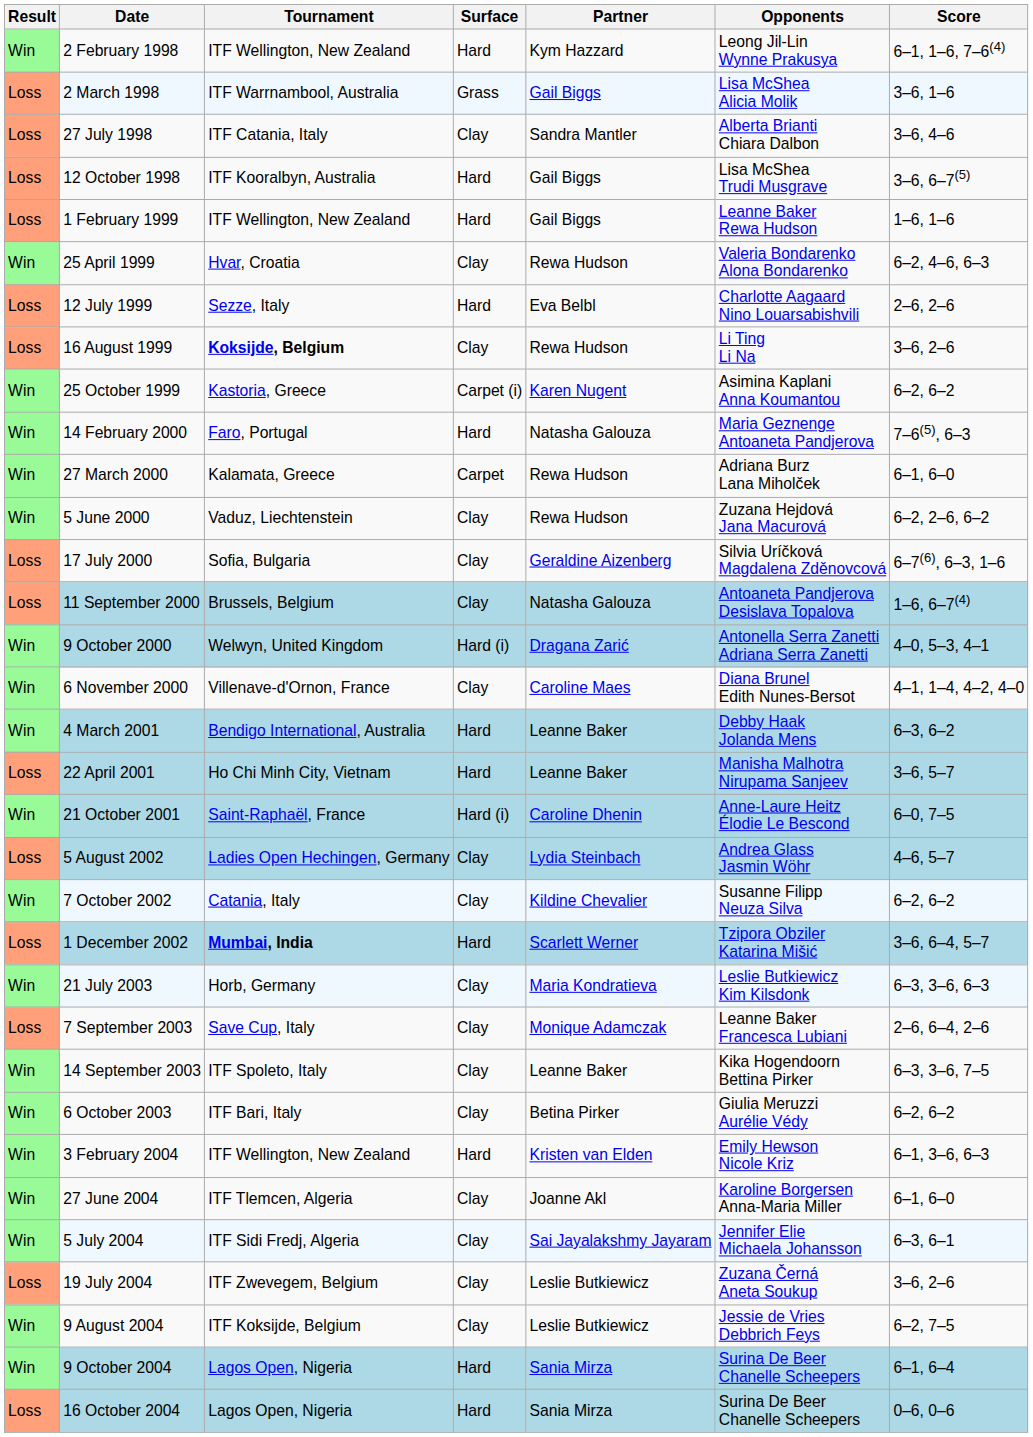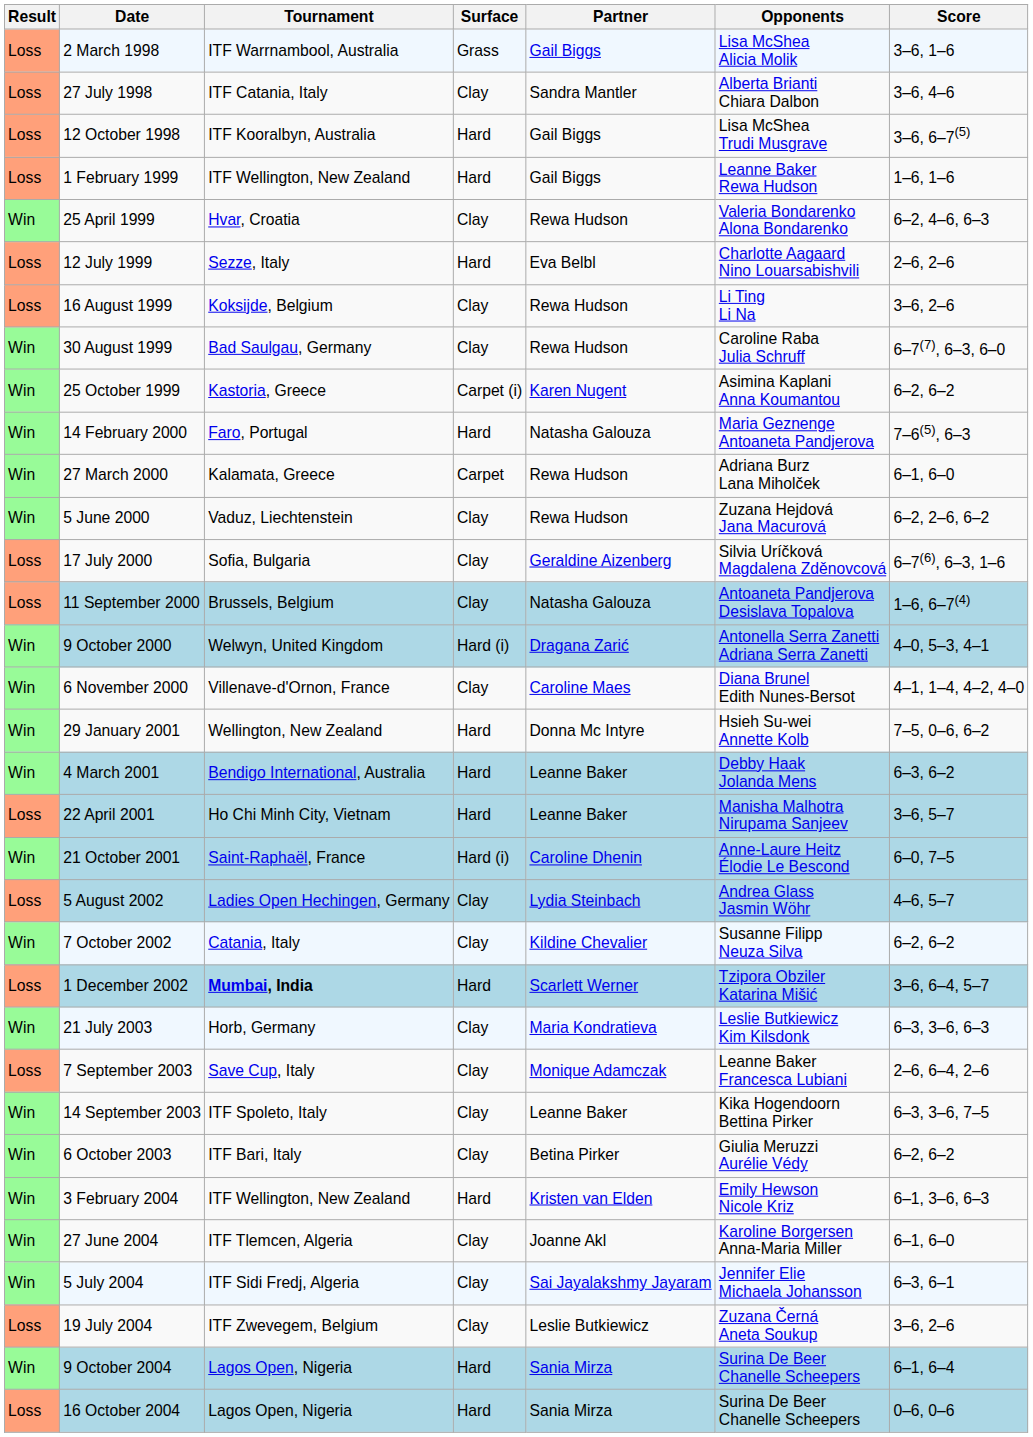- row: (121, 50)
(276, 348) bold -> (271, 305) normal
+ row: (118, 348)
+ row: (122, 730)
- row: (113, 1325)
